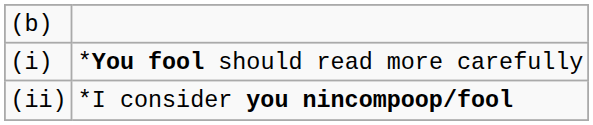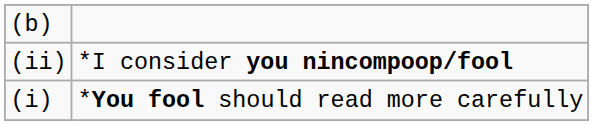rows swapped: (32, 62) <-> (39, 100)
